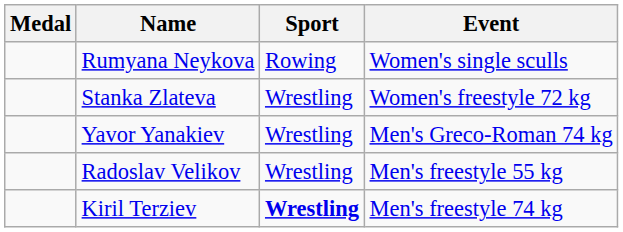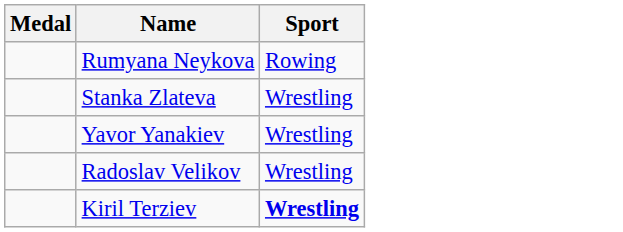- column: (491, 23)
